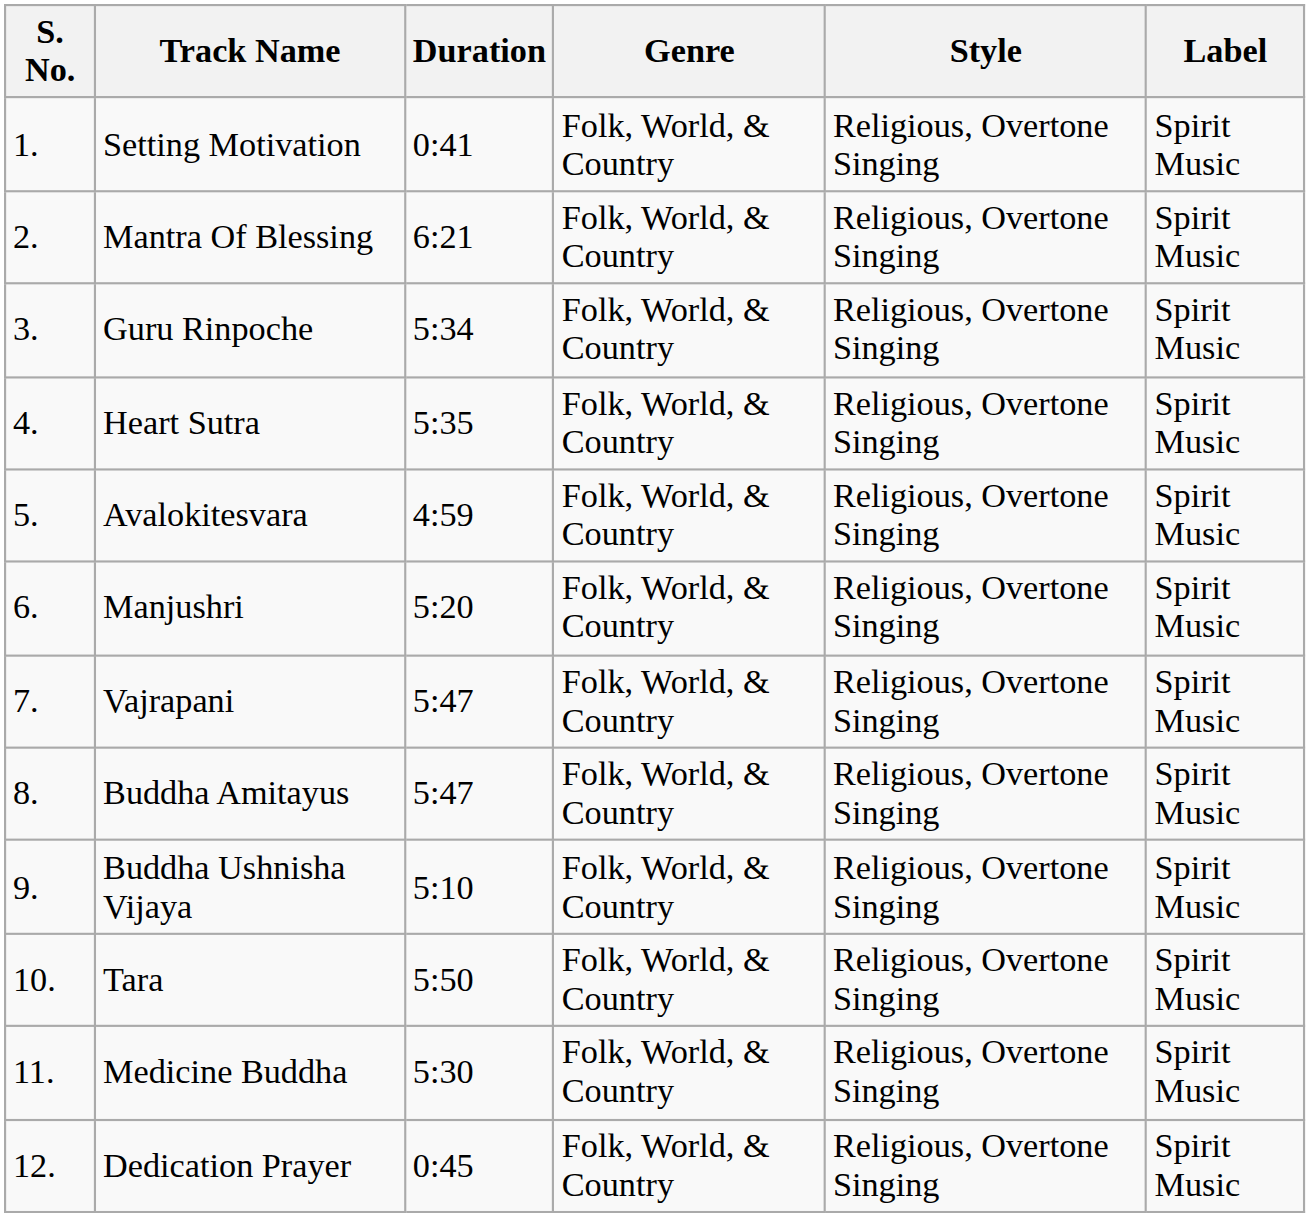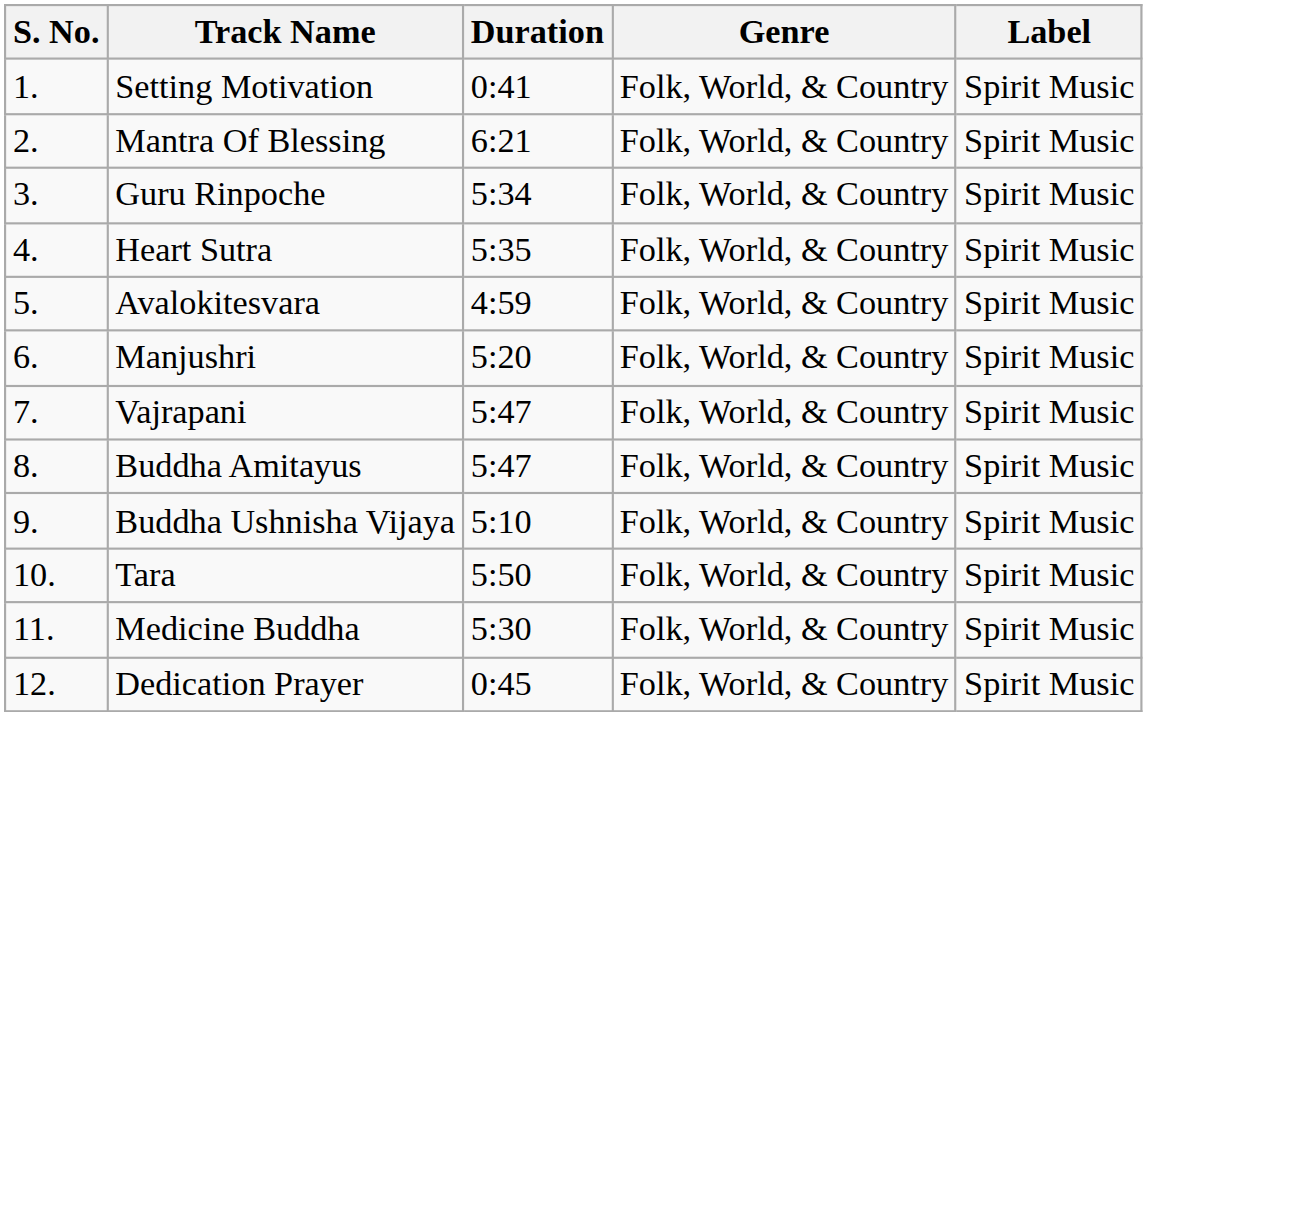- column: (986, 50)
